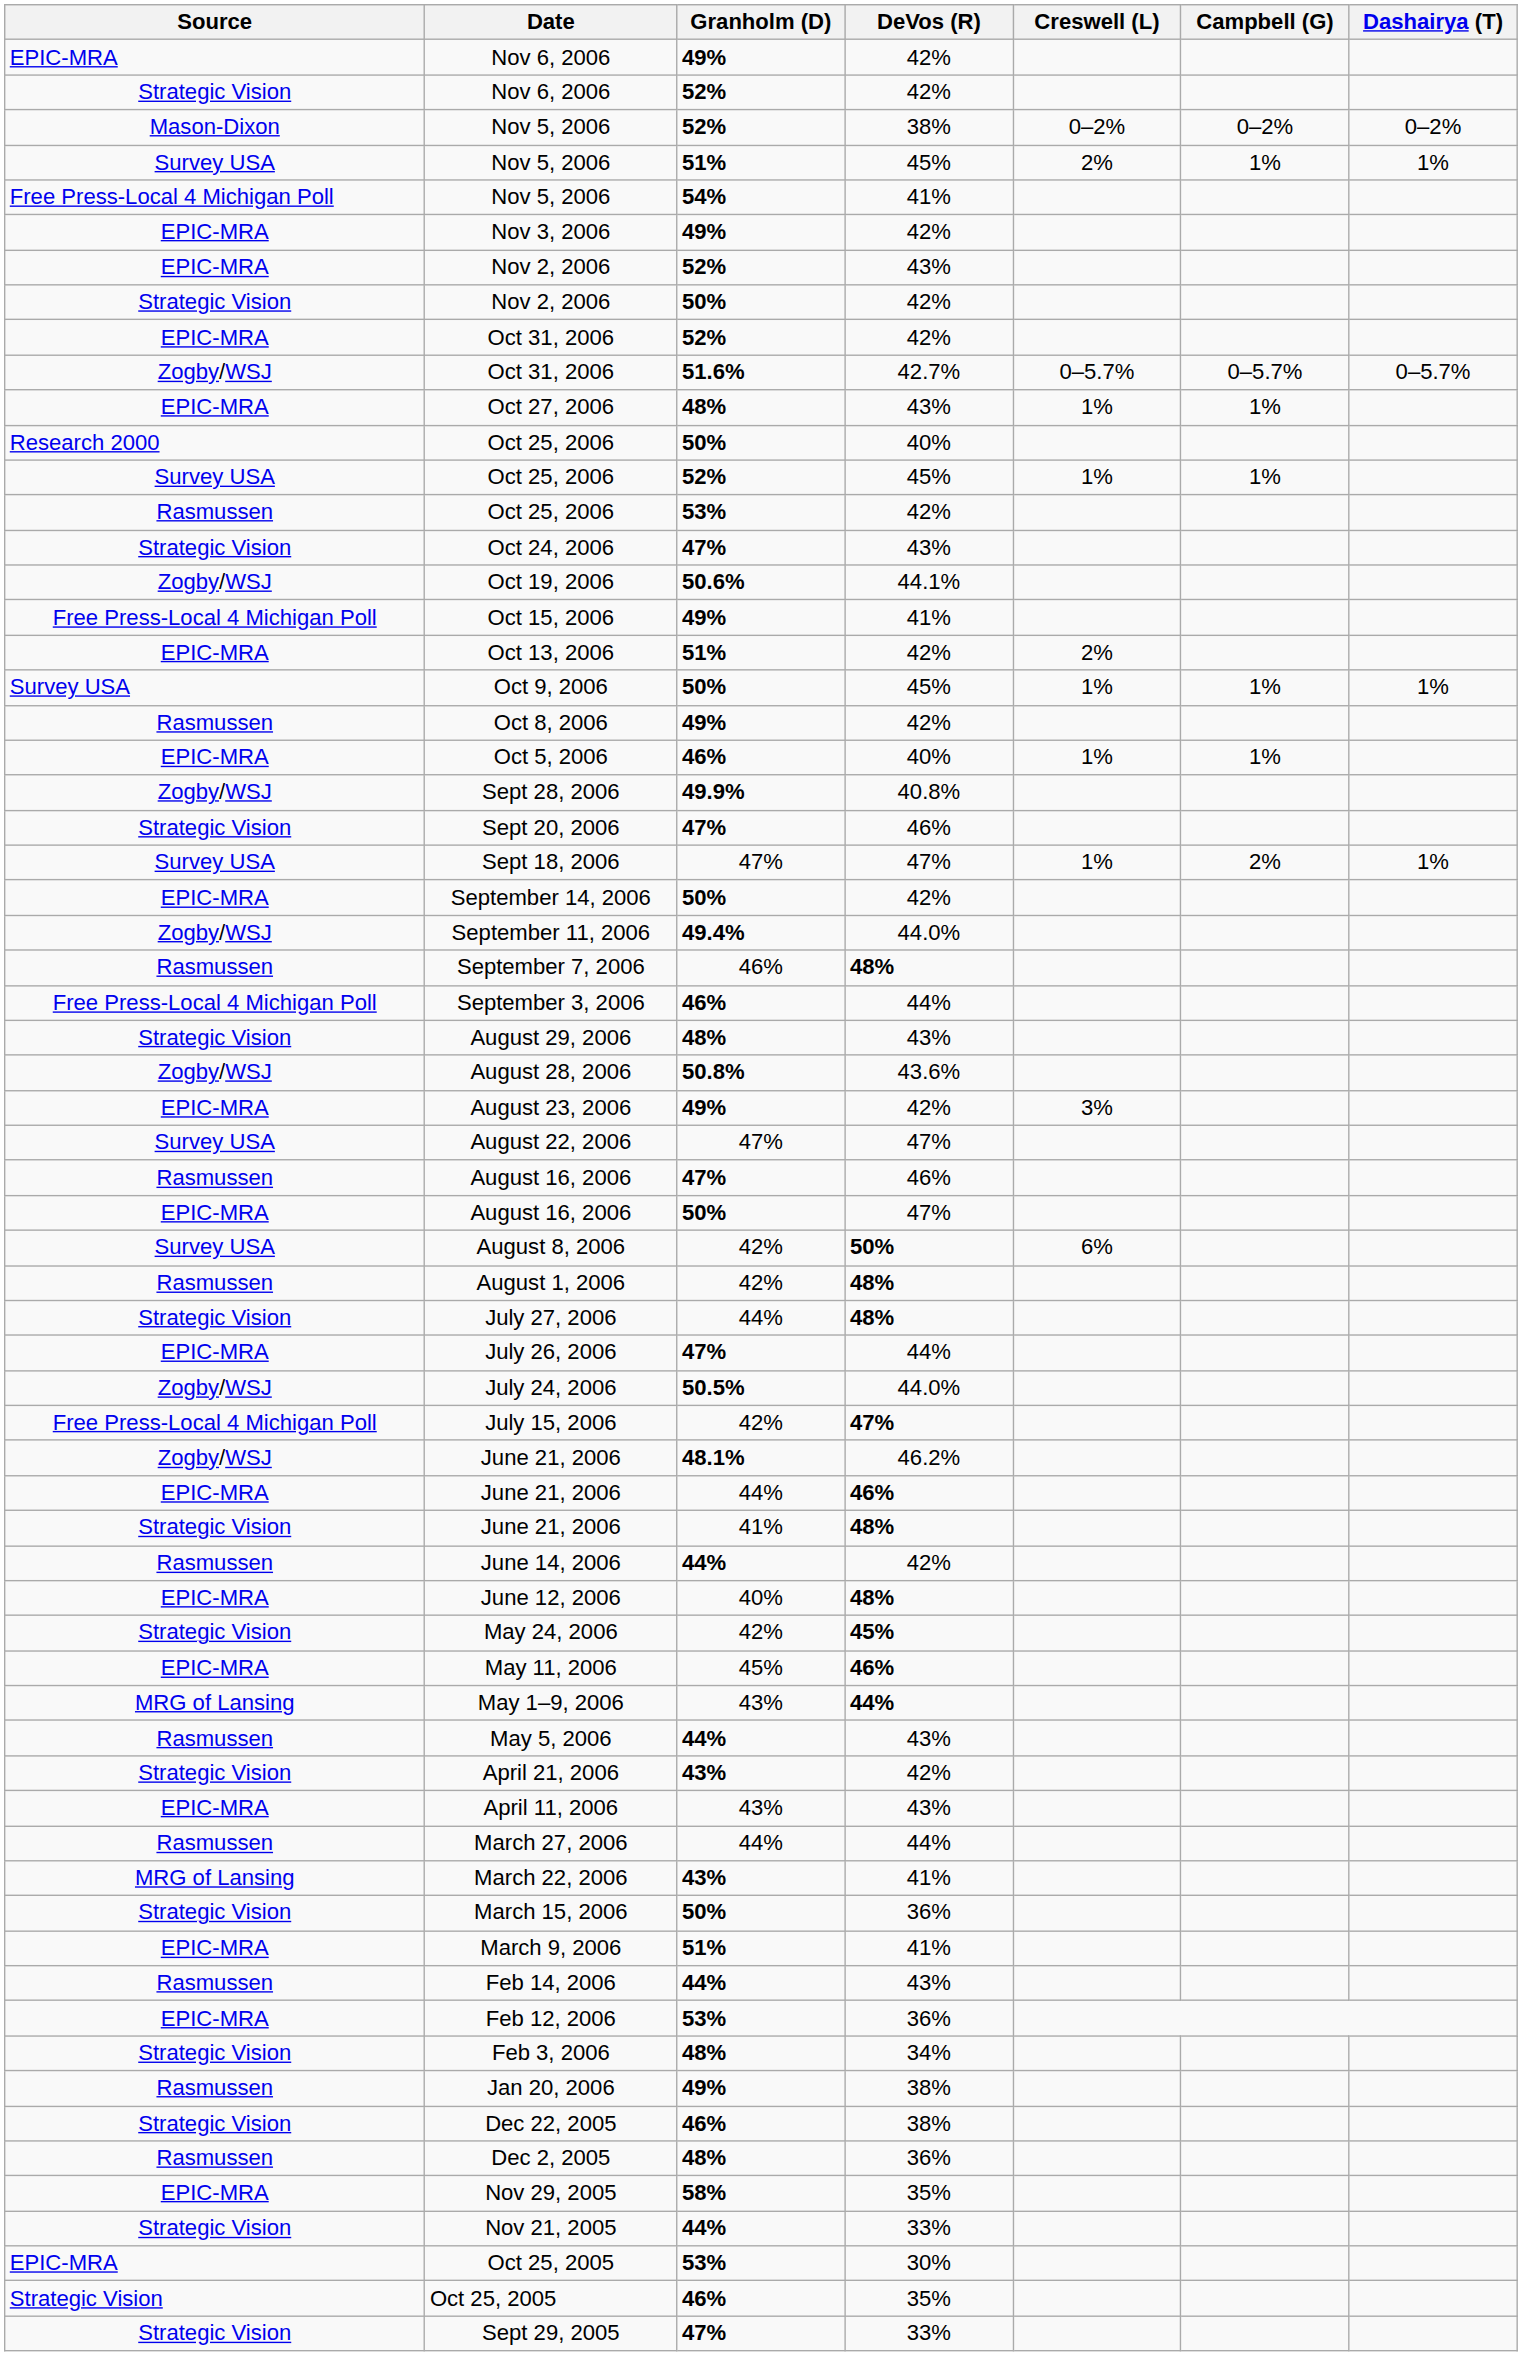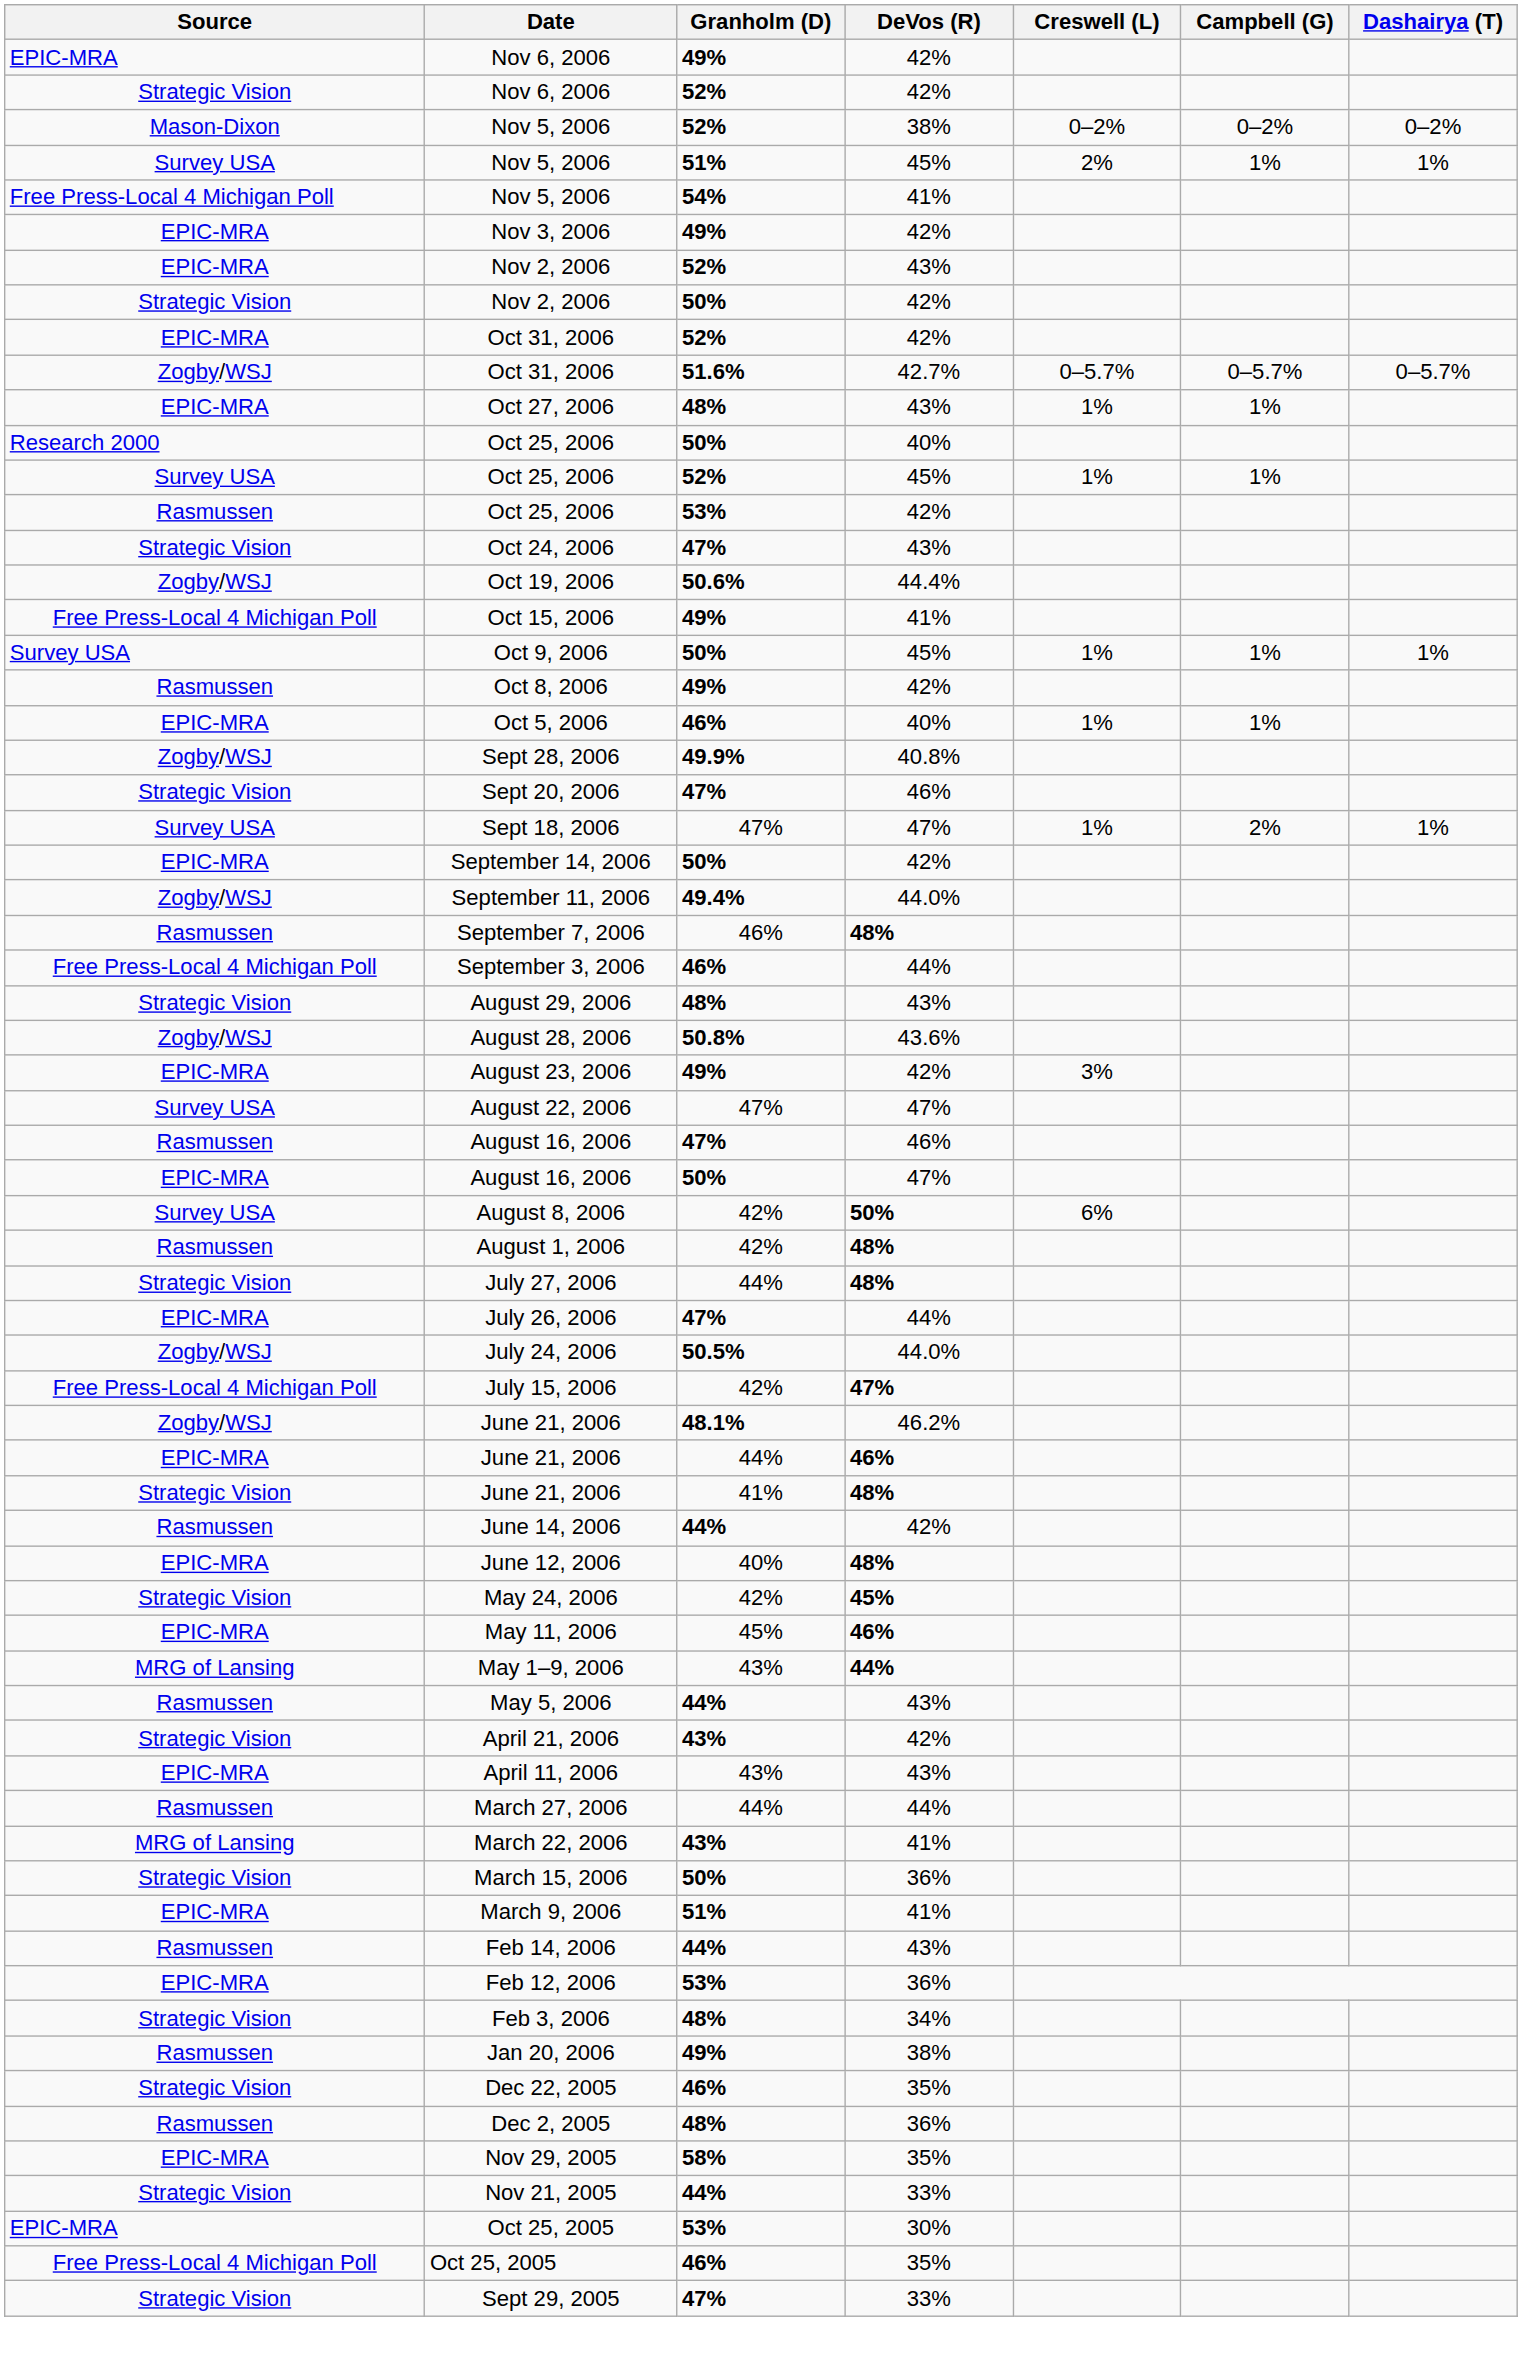(929, 582) 44.1% -> (929, 582) 44.4%
- row: (551, 652)
(929, 2123) 38% -> (929, 2088) 35%
(86, 2298) Strategic Vision -> (215, 2263) Free Press-Local 4 Michigan Poll
